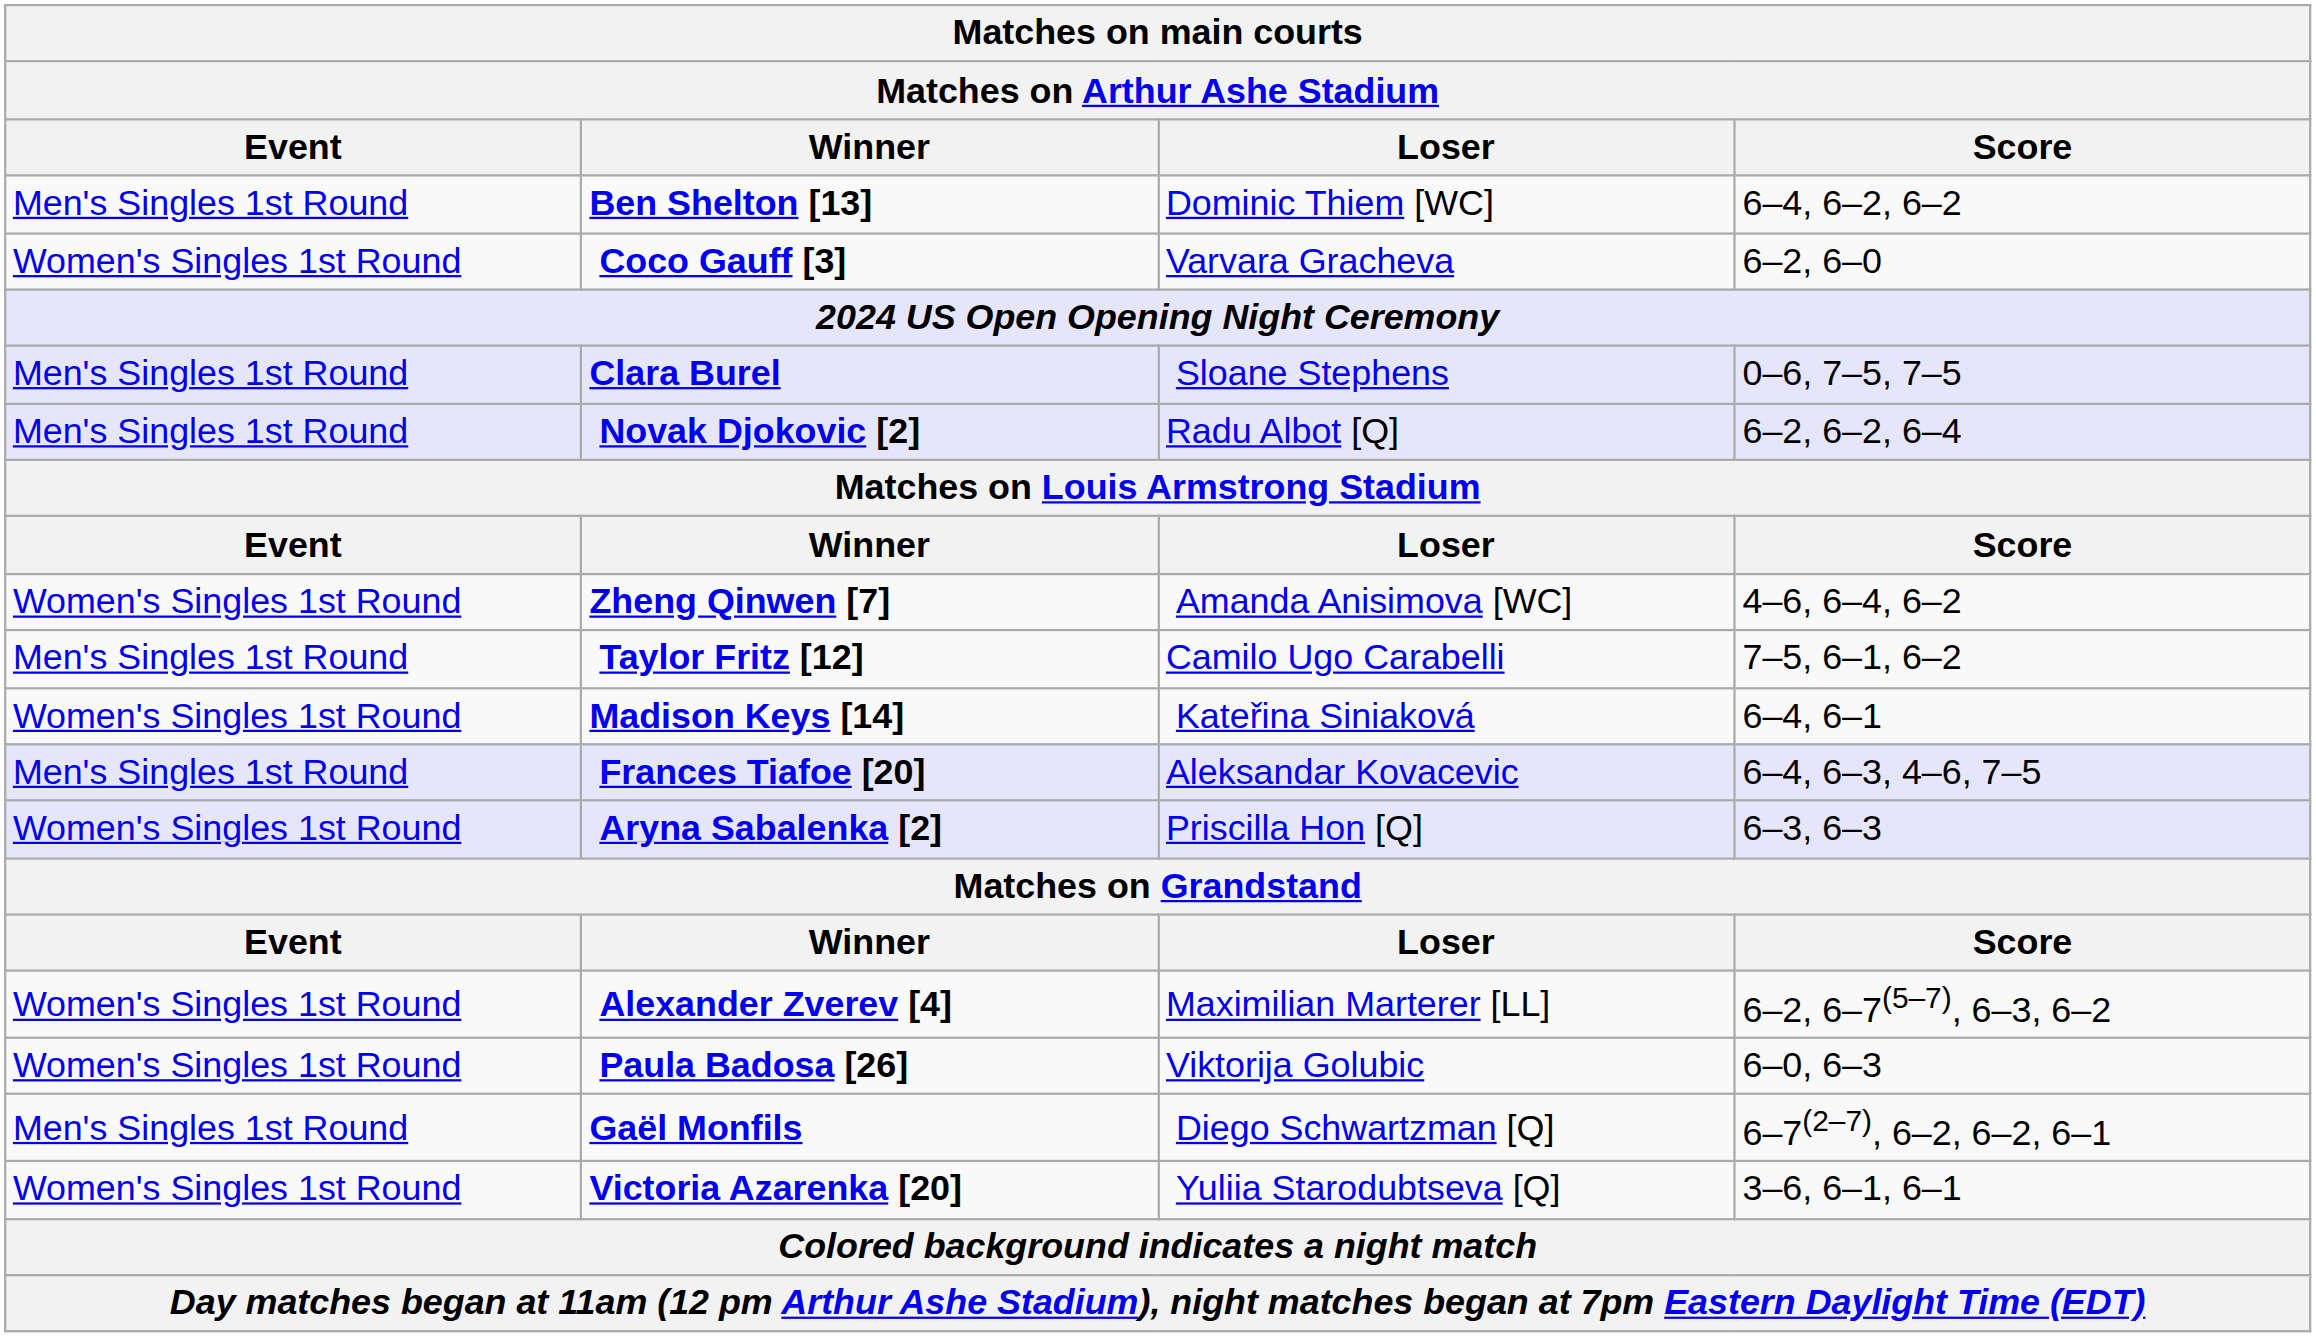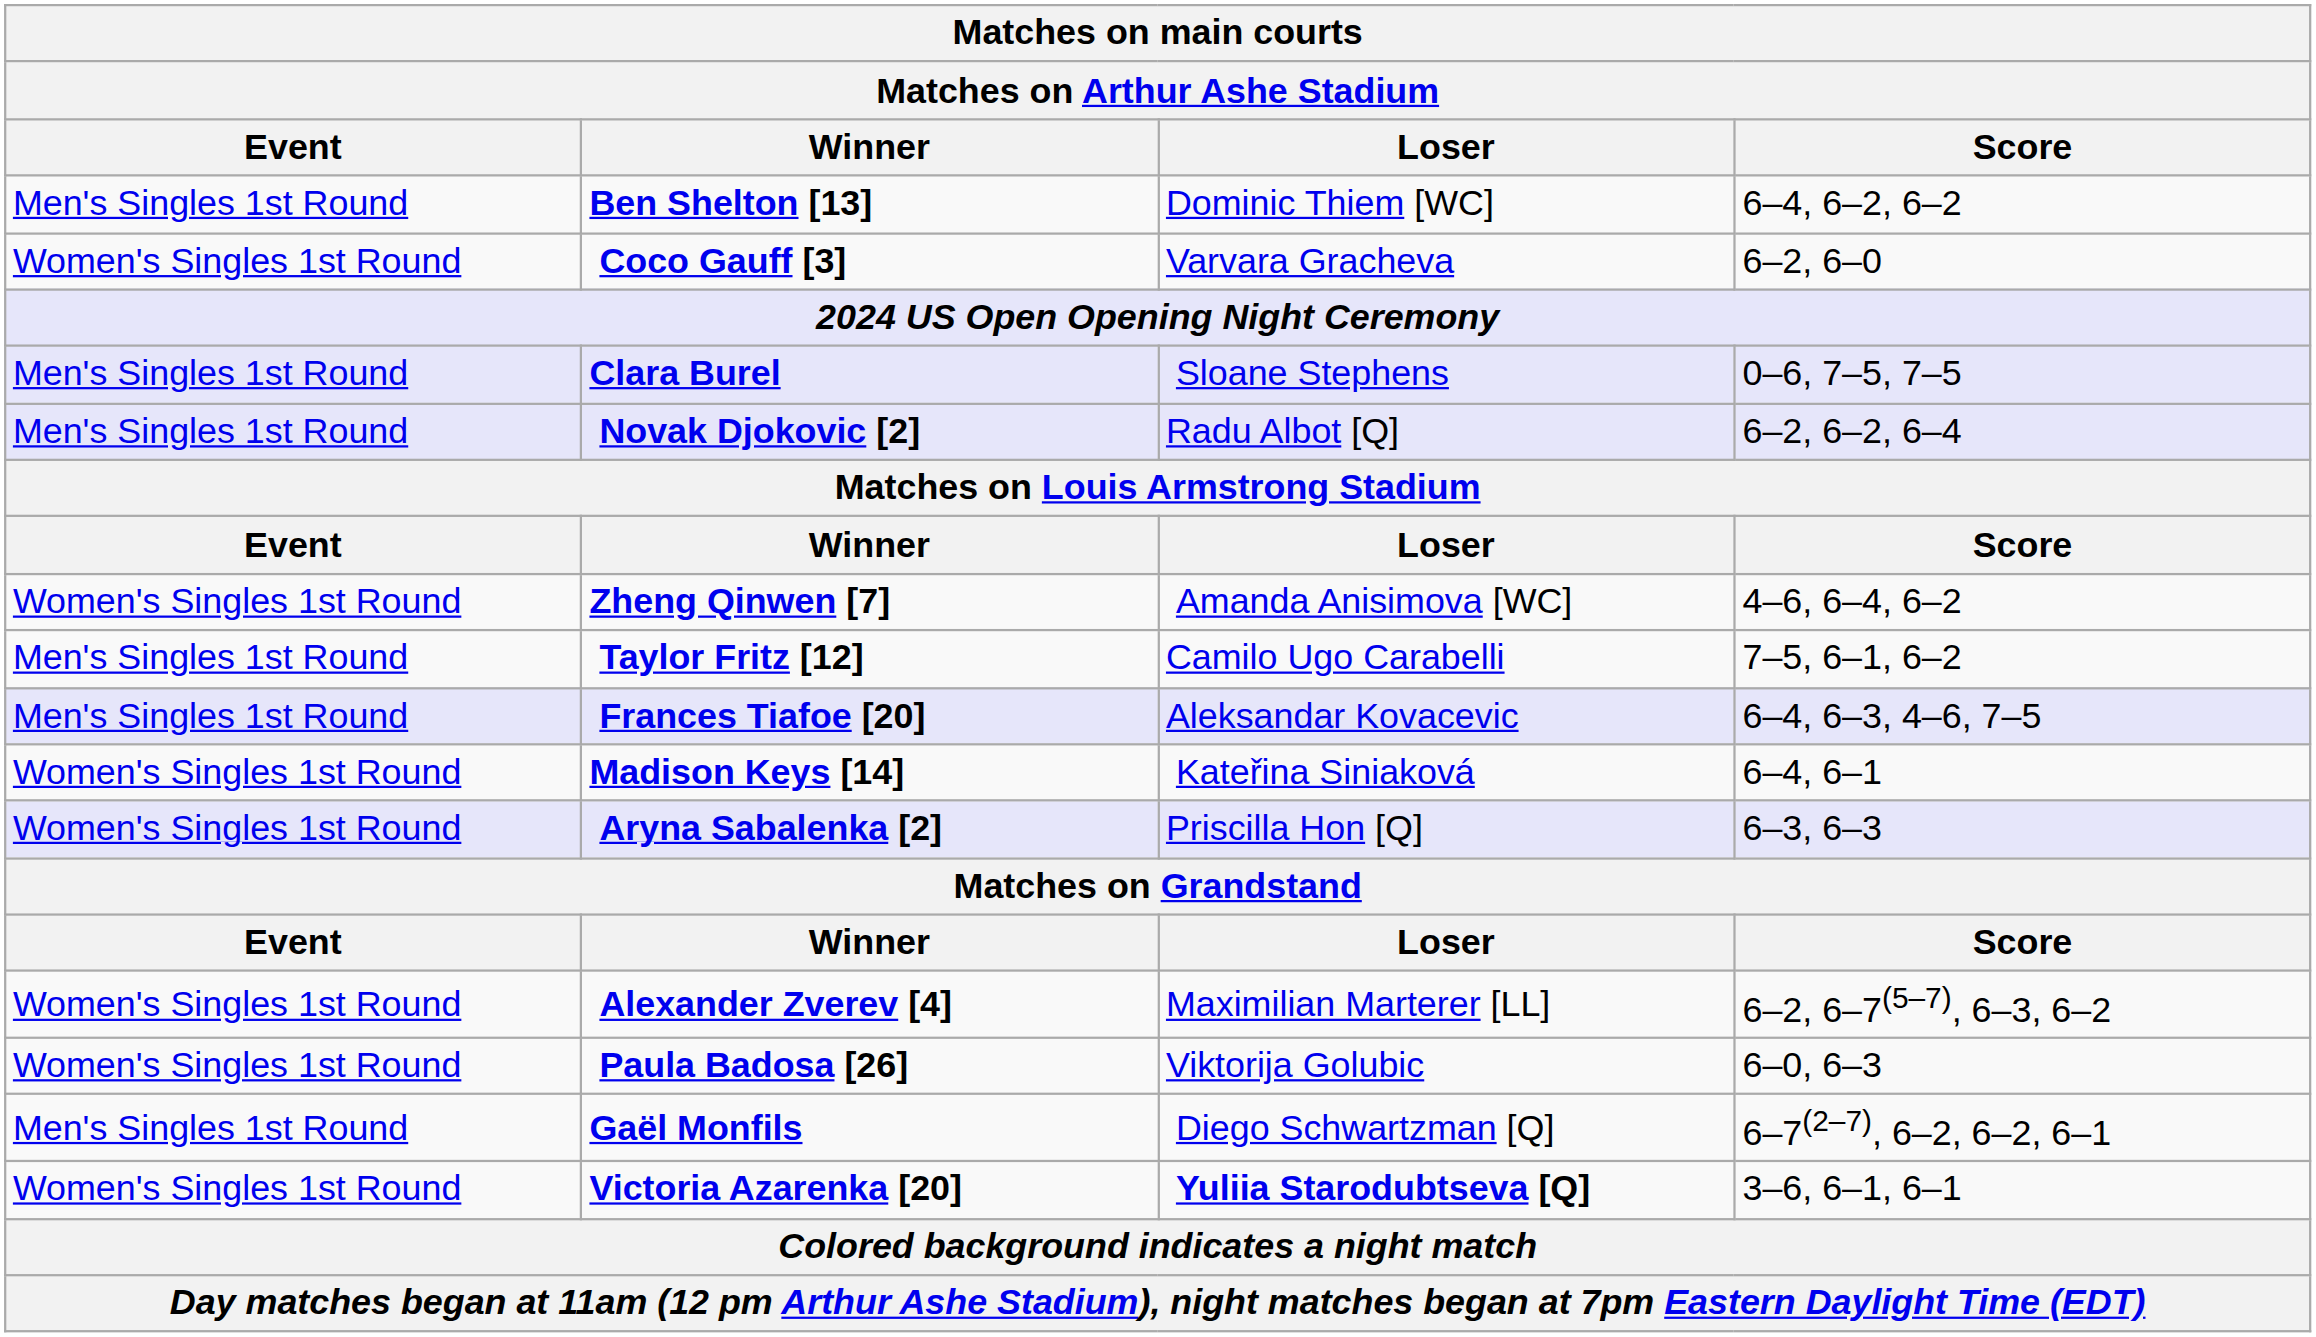rows swapped: (747, 715) <-> (757, 771)
(1363, 1189) normal -> (1378, 1189) bold
